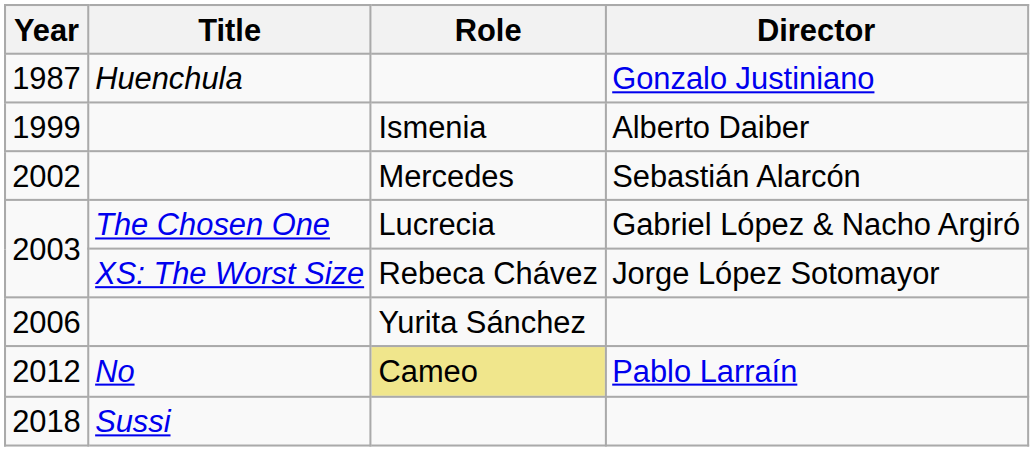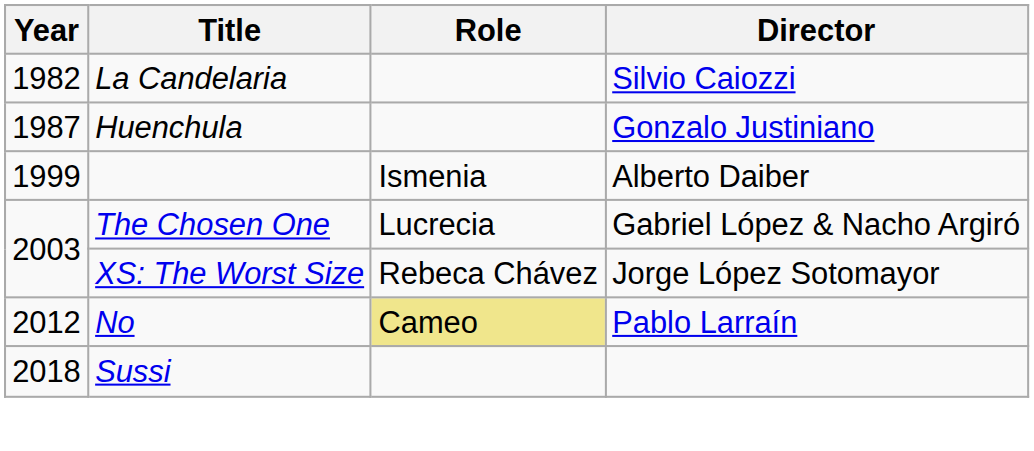+ row: (46, 78)
- row: (46, 176)
- row: (46, 323)
